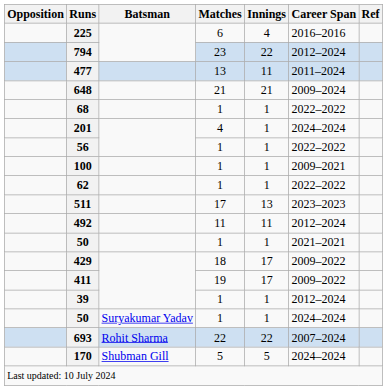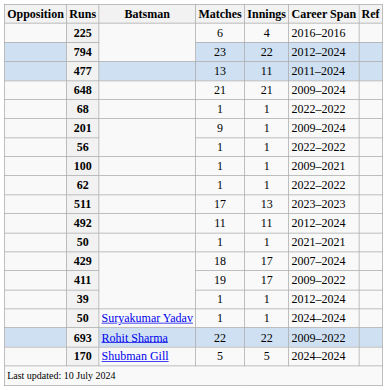(220, 128) 4 -> (220, 128) 9
(319, 128) 2024–2024 -> (319, 128) 2009–2024
(319, 261) 2009–2022 -> (319, 261) 2007–2024
(319, 337) 2007–2024 -> (319, 337) 2009–2022
